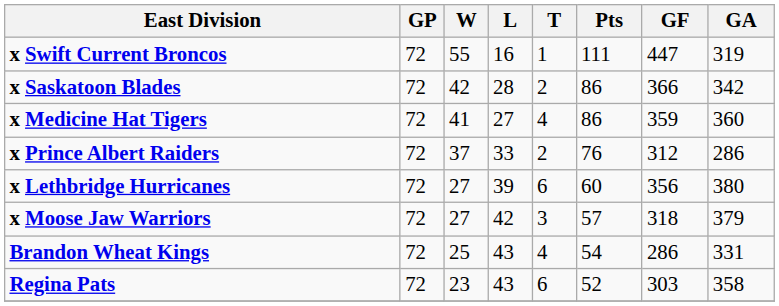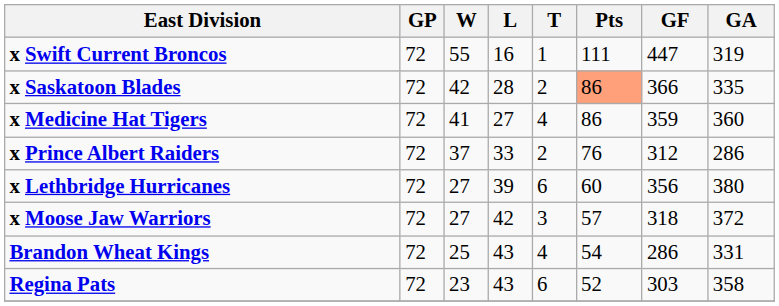(591, 86) no background -> (591, 86) lightsalmon background
(728, 86) 342 -> (728, 86) 335
(728, 218) 379 -> (728, 218) 372
